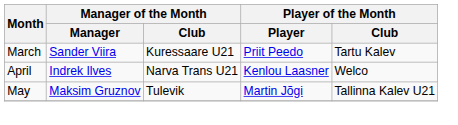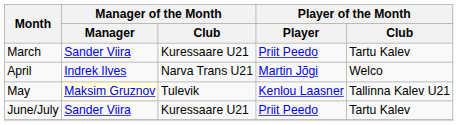(286, 71) Kenlou Laasner -> (288, 71) Martin Jõgi
(95, 91) no background -> (110, 91) lightyellow background
(273, 91) Martin Jõgi -> (301, 91) Kenlou Laasner
+ row: (33, 110)
